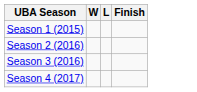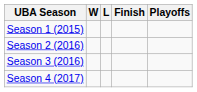+ column: (170, 12)
